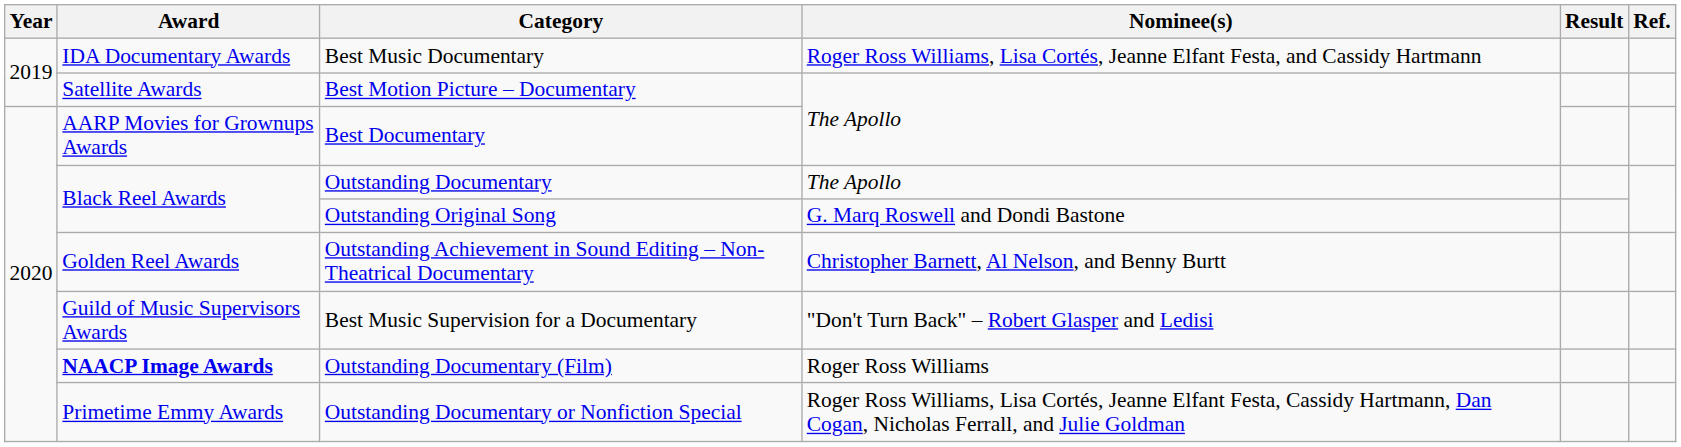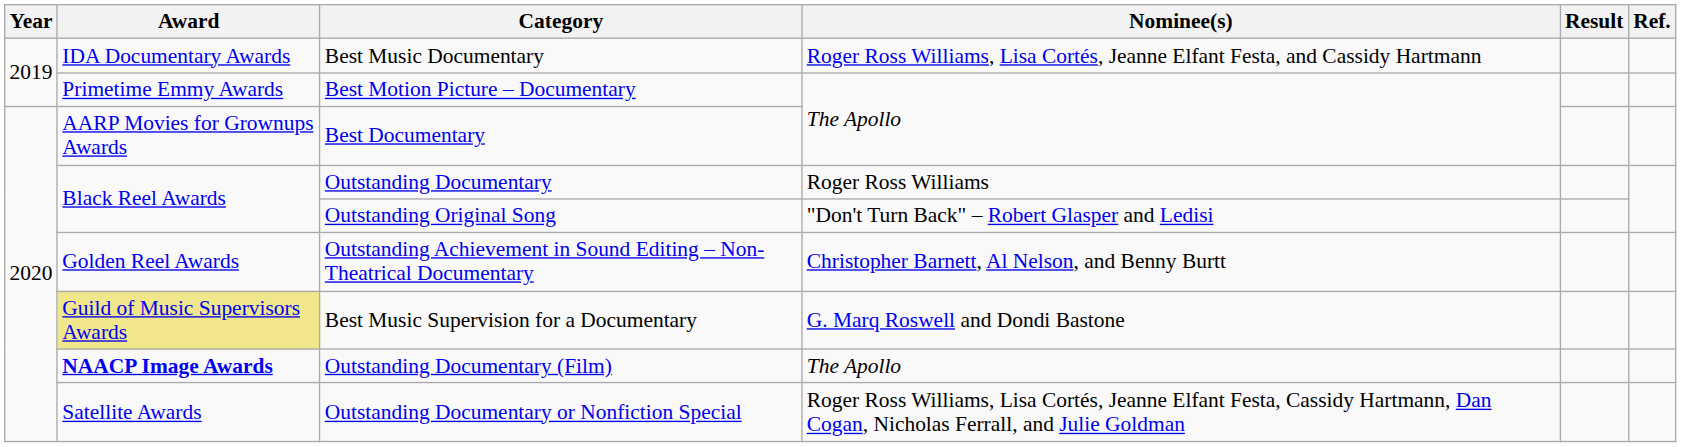(132, 89) Satellite Awards -> (173, 89) Primetime Emmy Awards
(854, 181) The Apollo -> (898, 181) Roger Ross Williams
(966, 215) G. Marq Roswell and Dondi Bastone -> (1010, 215) "Don't Turn Back" – Robert Glasper and Ledisi
(181, 319) no background -> (181, 319) khaki background
(1010, 319) "Don't Turn Back" – Robert Glasper and Ledisi -> (966, 319) G. Marq Roswell and Dondi Bastone
(898, 365) Roger Ross Williams -> (854, 365) The Apollo
(173, 411) Primetime Emmy Awards -> (132, 411) Satellite Awards
